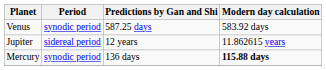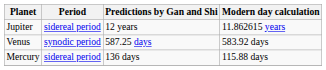rows swapped: (20, 42) <-> (18, 27)
(72, 57) synodic period -> (72, 57) sidereal period
(246, 57) bold -> (245, 57) normal
